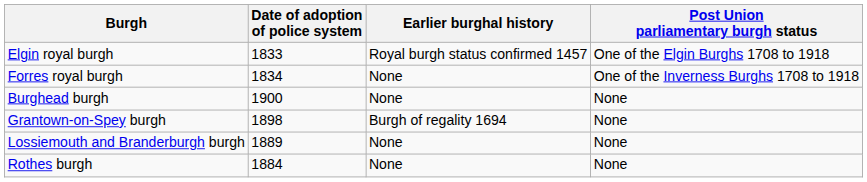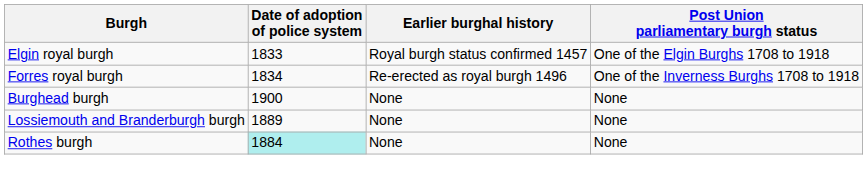(386, 76) None -> (468, 76) Re-erected as royal burgh 1496
- row: (87, 120)
(267, 165) no background -> (267, 143) paleturquoise background
